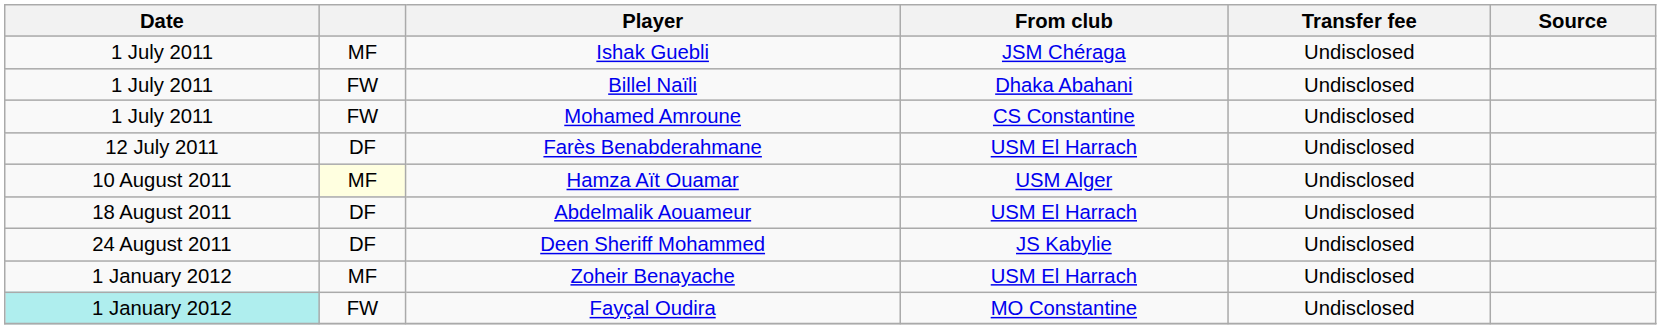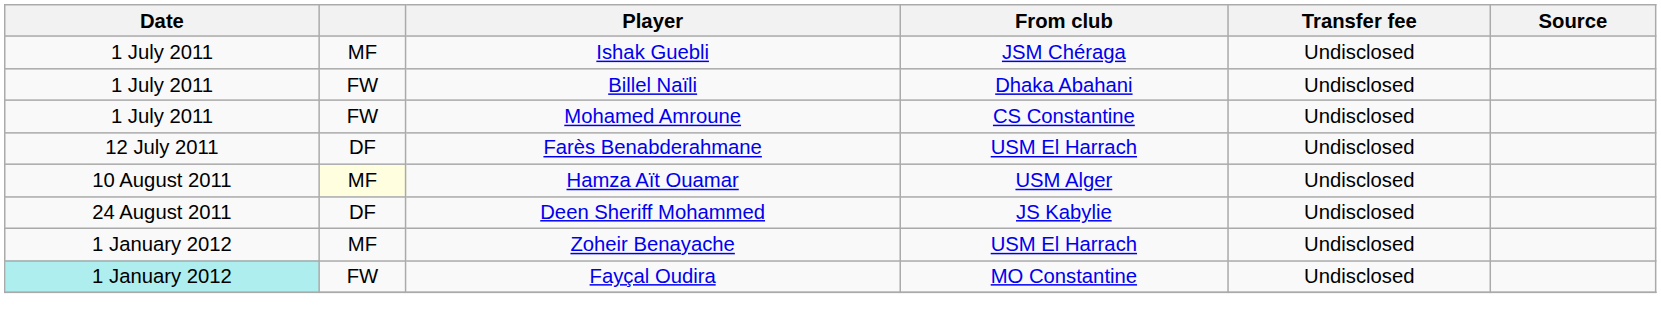- row: (653, 212)
